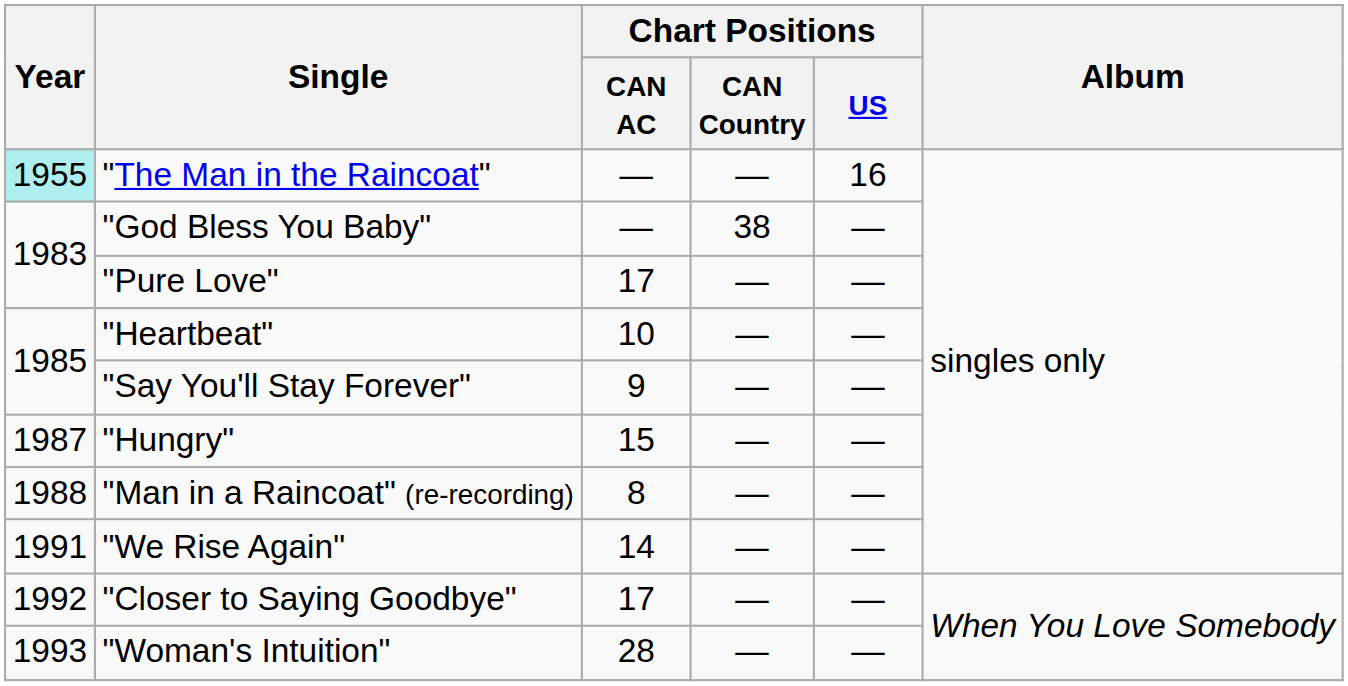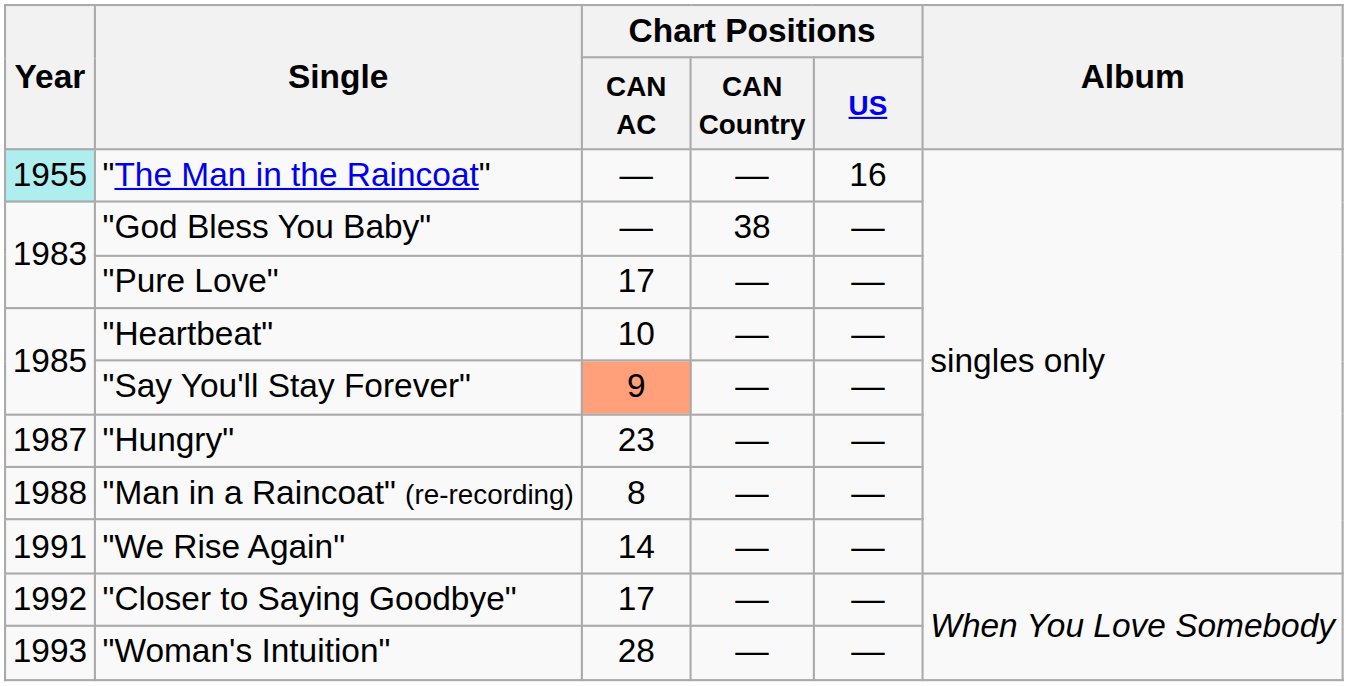(636, 386) no background -> (636, 386) lightsalmon background
(636, 439) 15 -> (636, 439) 23
